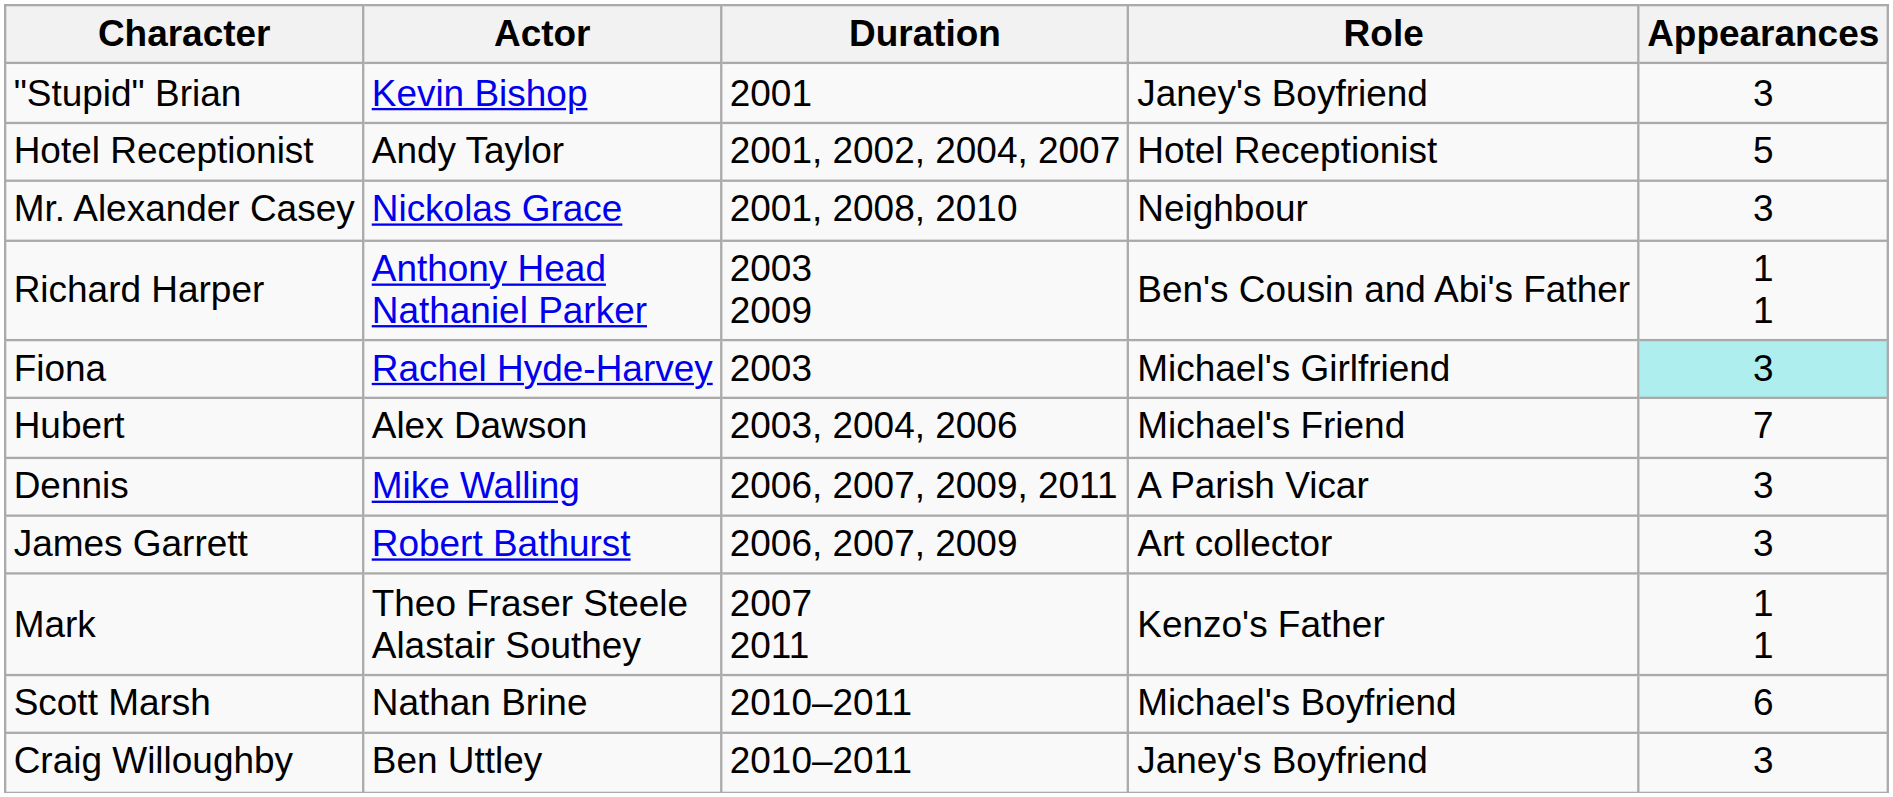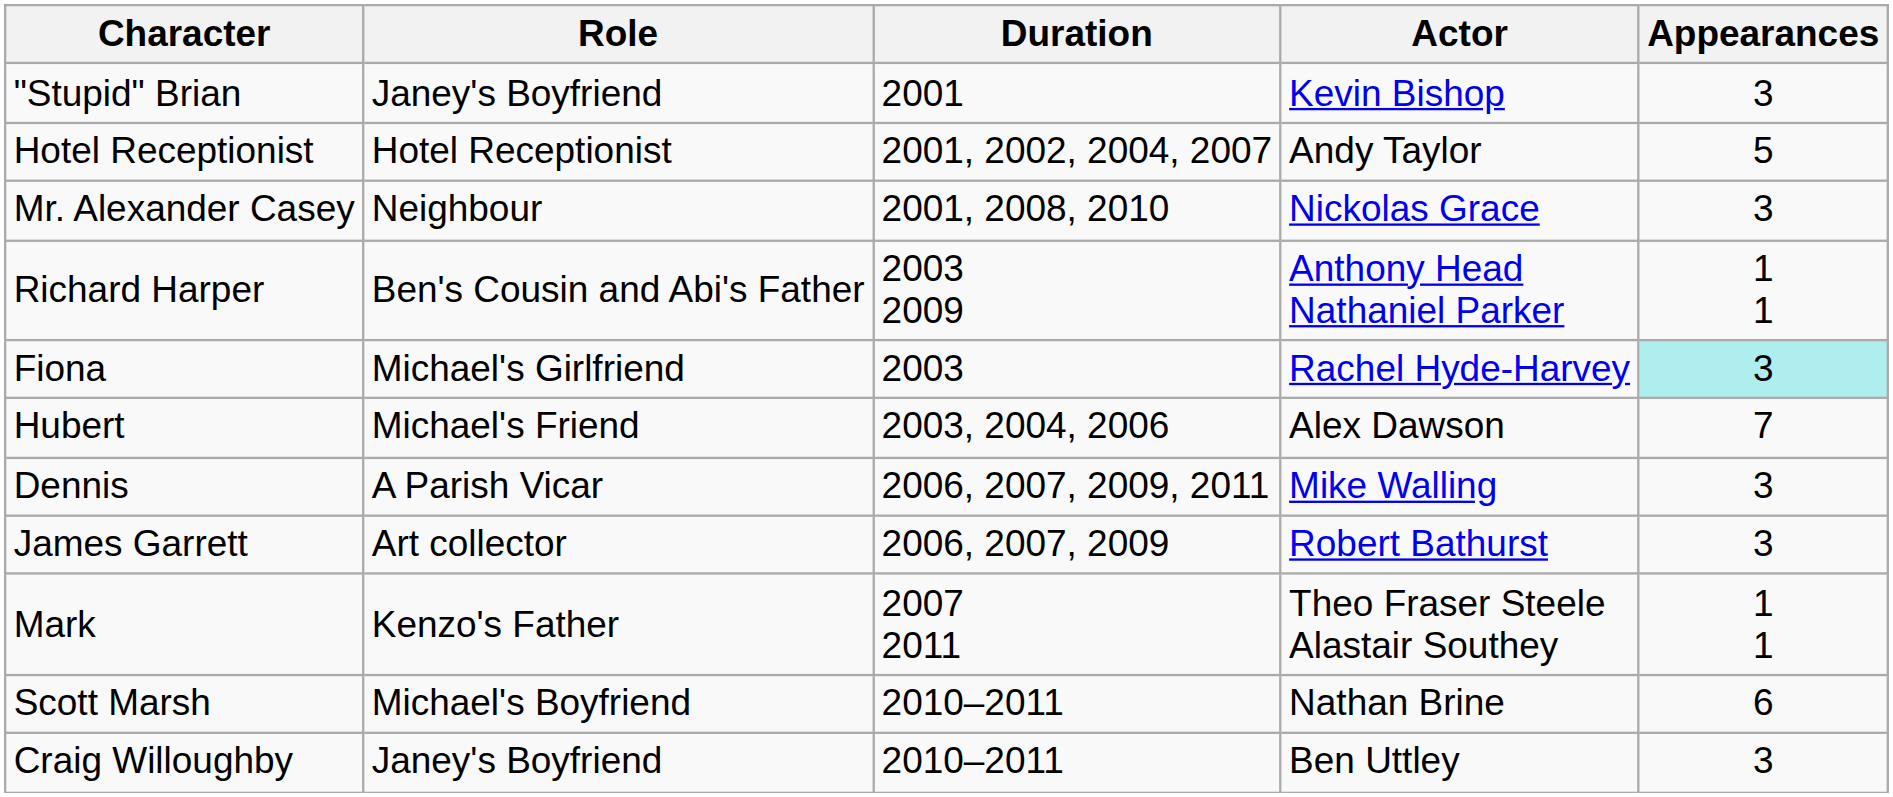columns swapped: (542, 33) <-> (1384, 33)
